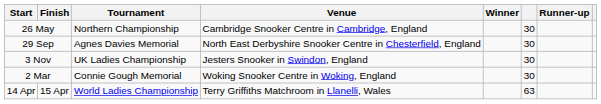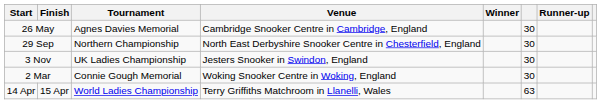(126, 28) Northern Championship -> (126, 28) Agnes Davies Memorial
(126, 44) Agnes Davies Memorial -> (126, 44) Northern Championship
